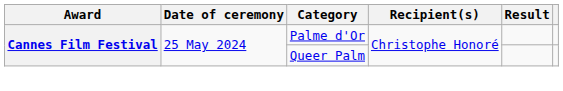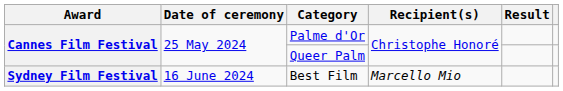+ row: (324, 76)
